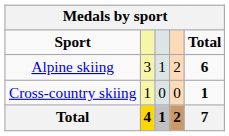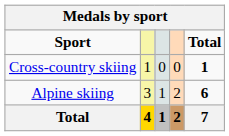rows swapped: (73, 67) <-> (73, 92)
